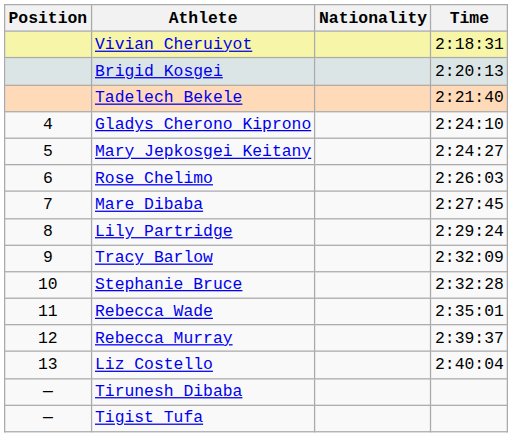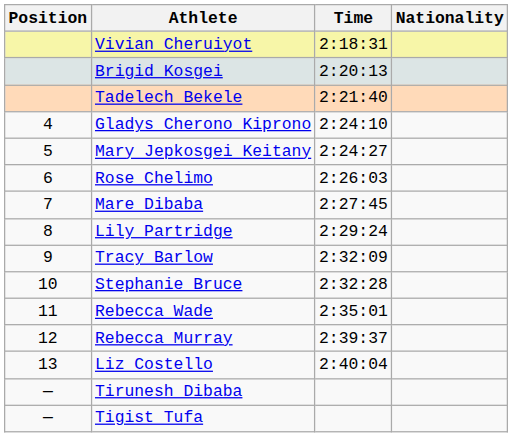columns swapped: (373, 18) <-> (469, 18)
